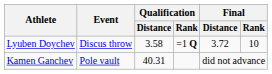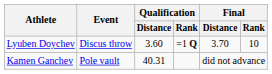(154, 44) 3.58 -> (154, 44) 3.60
(220, 44) 3.72 -> (220, 44) 3.70
